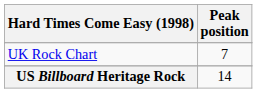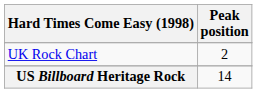(225, 54) 7 -> (225, 54) 2
